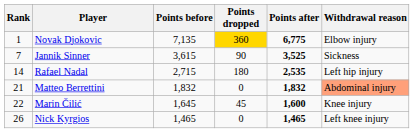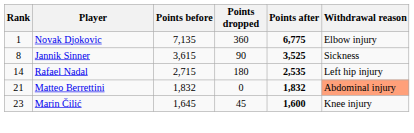(241, 39) gold background -> (241, 39) no background
(18, 55) 7 -> (18, 55) 8
(18, 103) 22 -> (18, 103) 23
- row: (62, 119)
